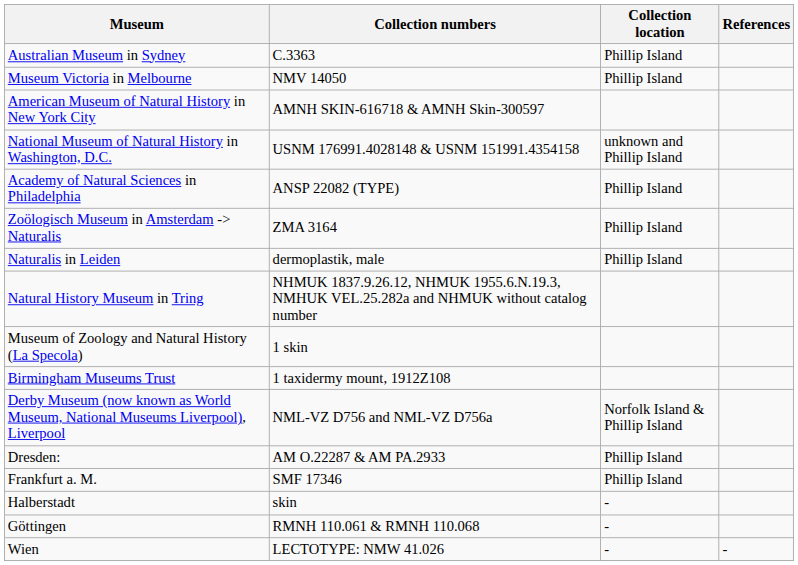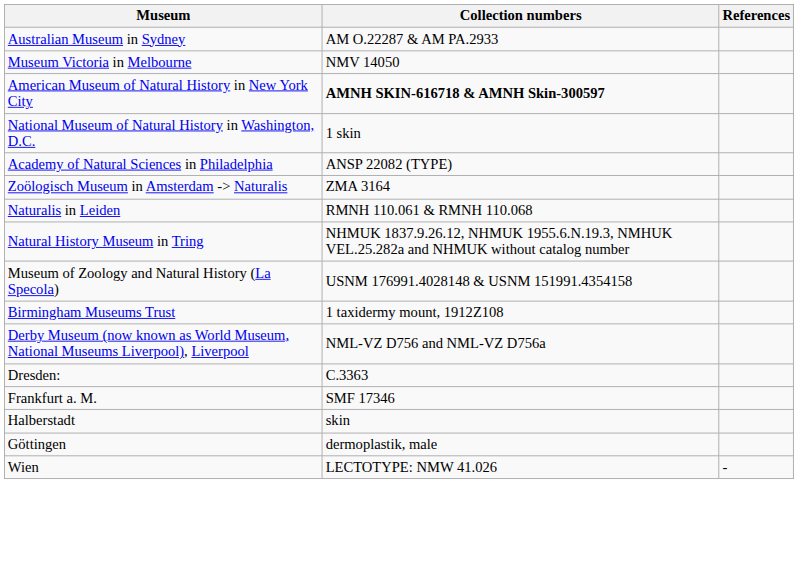- column: (660, 24)
(294, 55) C.3363 -> (412, 39) AM O.22287 & AM PA.2933
(409, 109) normal -> (465, 93) bold
(426, 149) USNM 176991.4028148 & USNM 151991.4354158 -> (343, 132) 1 skin
(328, 259) dermoplastik, male -> (429, 210) RMNH 110.061 & RMNH 110.068
(290, 346) 1 skin -> (479, 281) USNM 176991.4028148 & USNM 151991.4354158
(359, 456) AM O.22287 & AM PA.2933 -> (347, 375) C.3363
(376, 526) RMNH 110.061 & RMNH 110.068 -> (382, 444) dermoplastik, male
